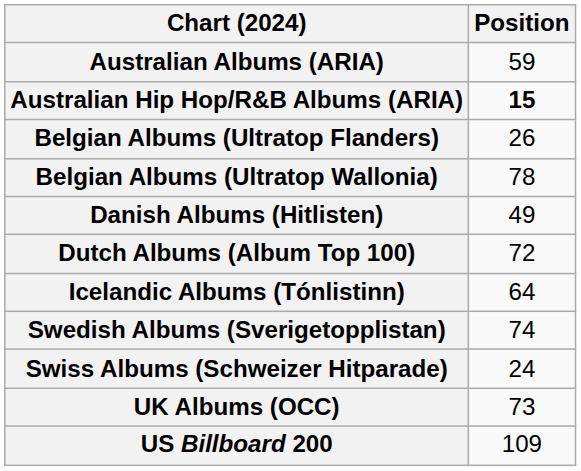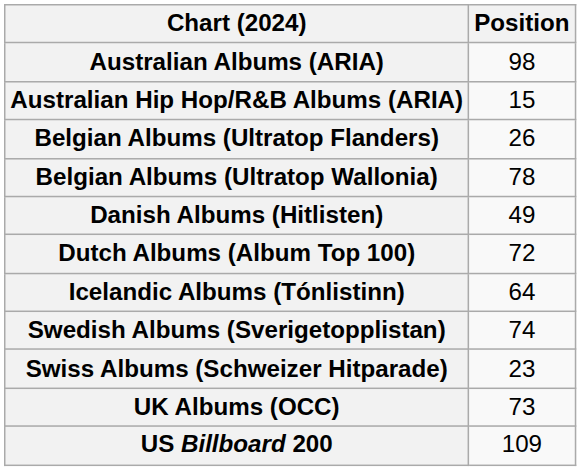(522, 61) 59 -> (522, 61) 98
(522, 100) bold -> (522, 100) normal
(522, 368) 24 -> (522, 368) 23
